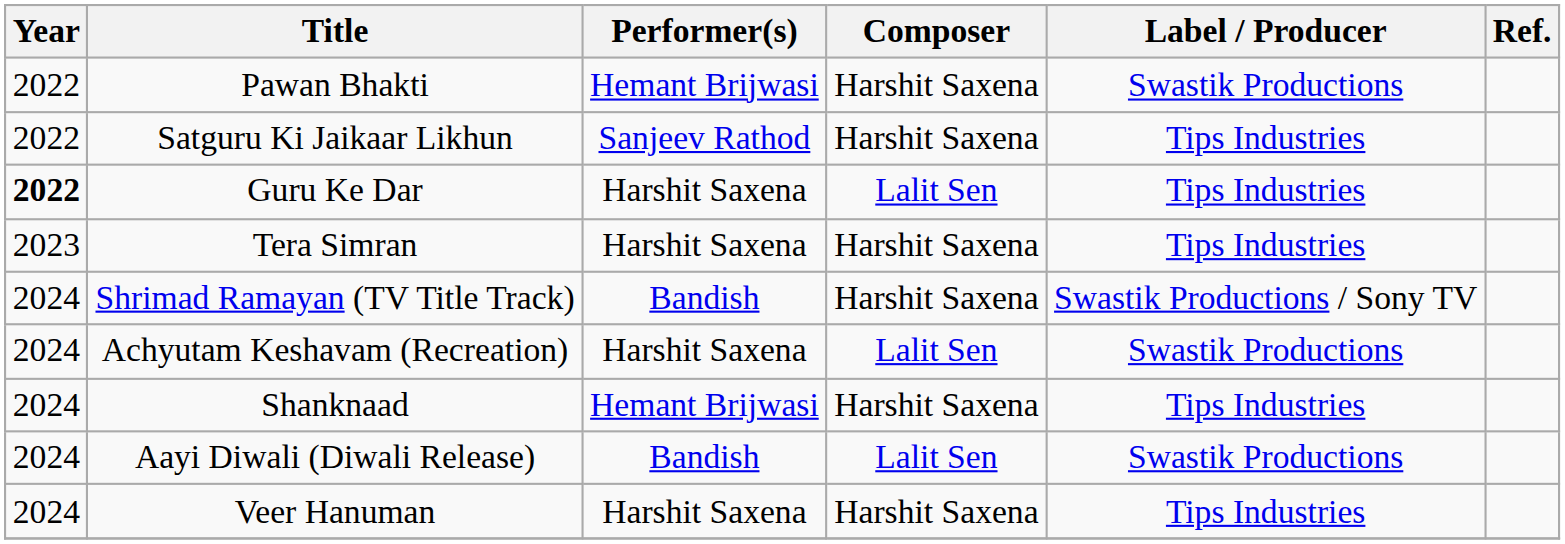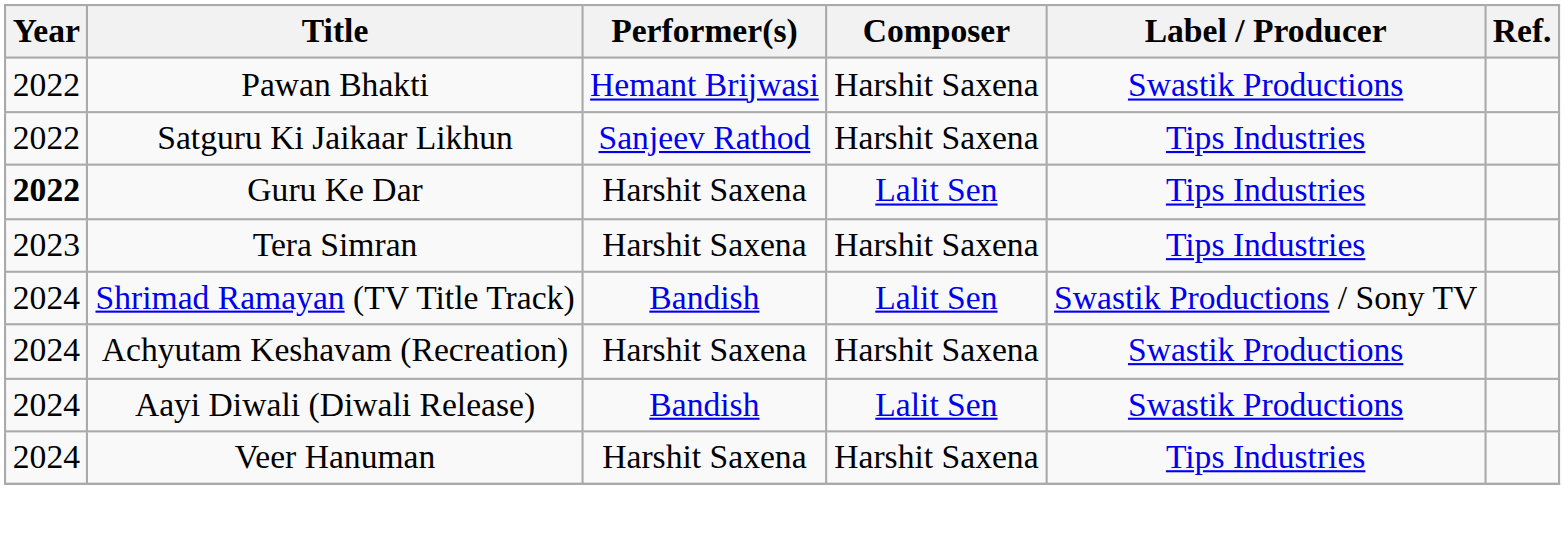(936, 297) Harshit Saxena -> (936, 297) Lalit Sen
(936, 350) Lalit Sen -> (936, 350) Harshit Saxena
- row: (335, 404)
